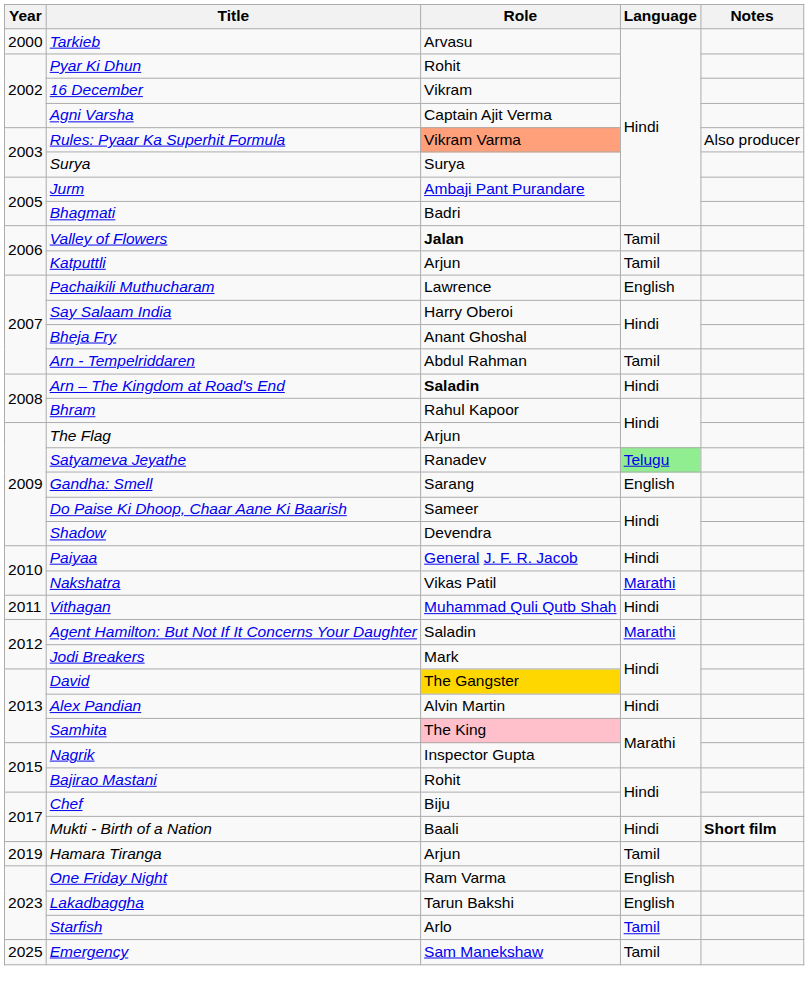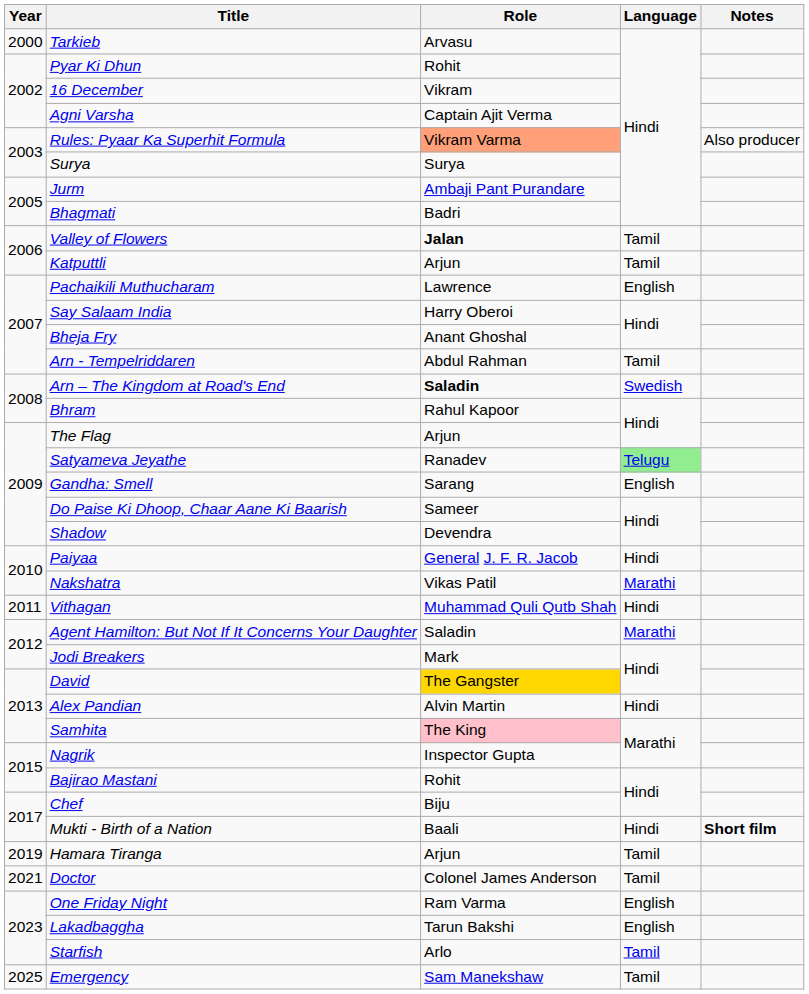(641, 386) Hindi -> (653, 386) Swedish
+ row: (73, 878)
